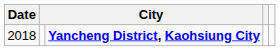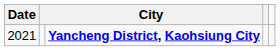(22, 35) 2018 -> (22, 35) 2021
